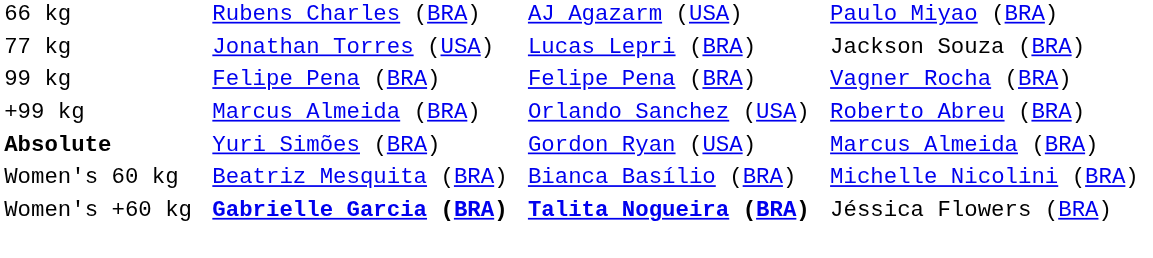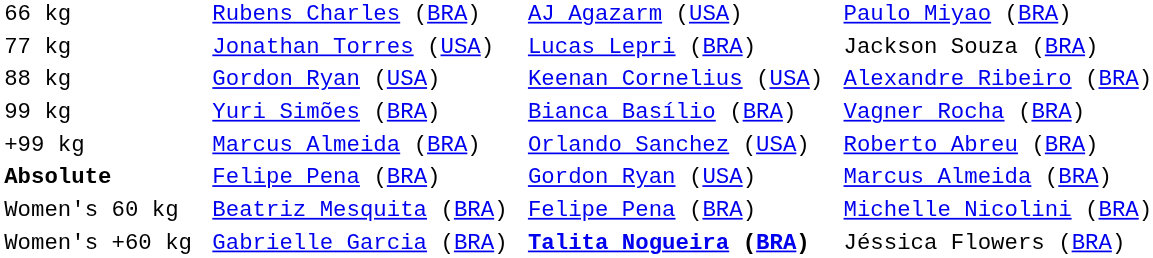+ row: (38, 79)
(320, 79) Felipe Pena (BRA) -> (320, 112) Yuri Simões (BRA)
(635, 79) Felipe Pena (BRA) -> (655, 112) Bianca Basílio (BRA)
(320, 145) Yuri Simões (BRA) -> (320, 177) Felipe Pena (BRA)
(655, 177) Bianca Basílio (BRA) -> (635, 210) Felipe Pena (BRA)
(353, 210) bold -> (353, 243) normal
